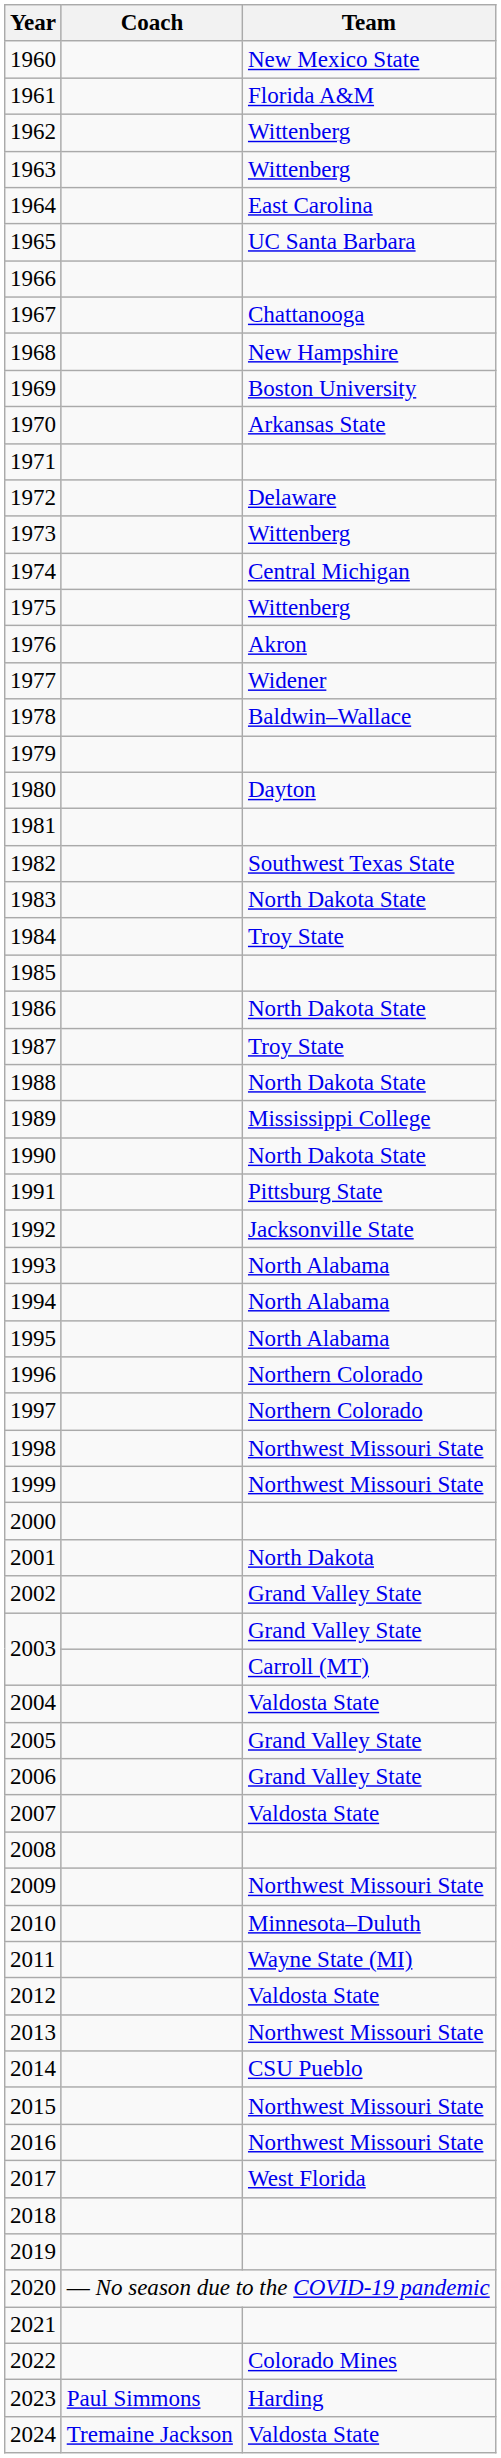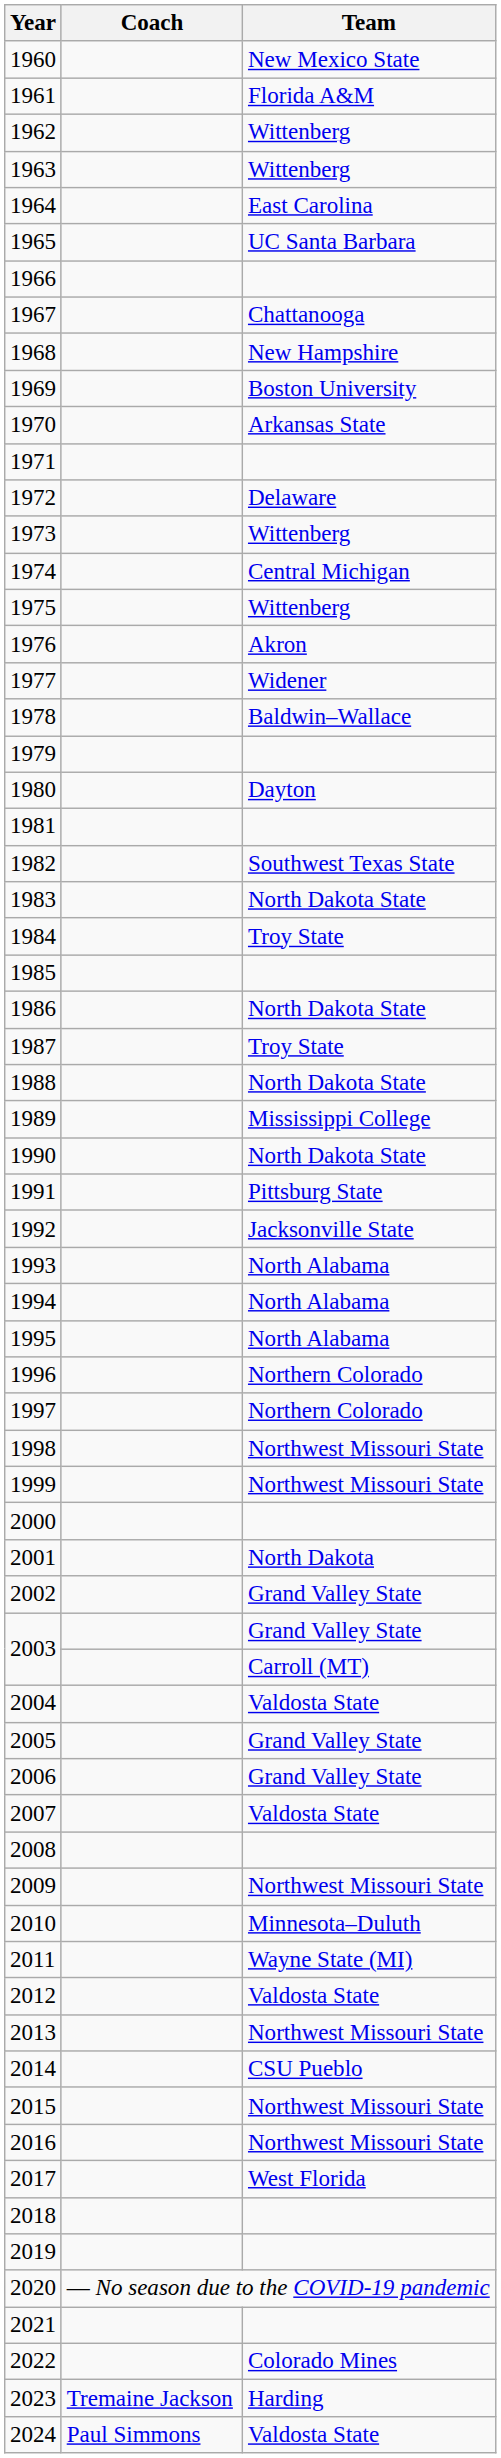(134, 2397) Paul Simmons -> (150, 2397) Tremaine Jackson
(150, 2434) Tremaine Jackson -> (134, 2434) Paul Simmons
